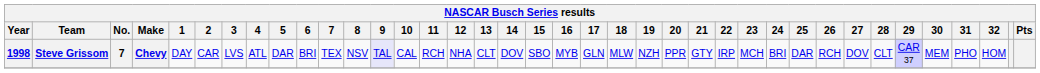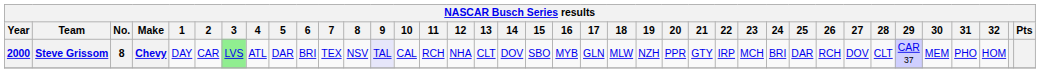(19, 54) 1998 -> (19, 54) 2000
(122, 54) 7 -> (122, 54) 8
(234, 54) no background -> (234, 54) lightgreen background
